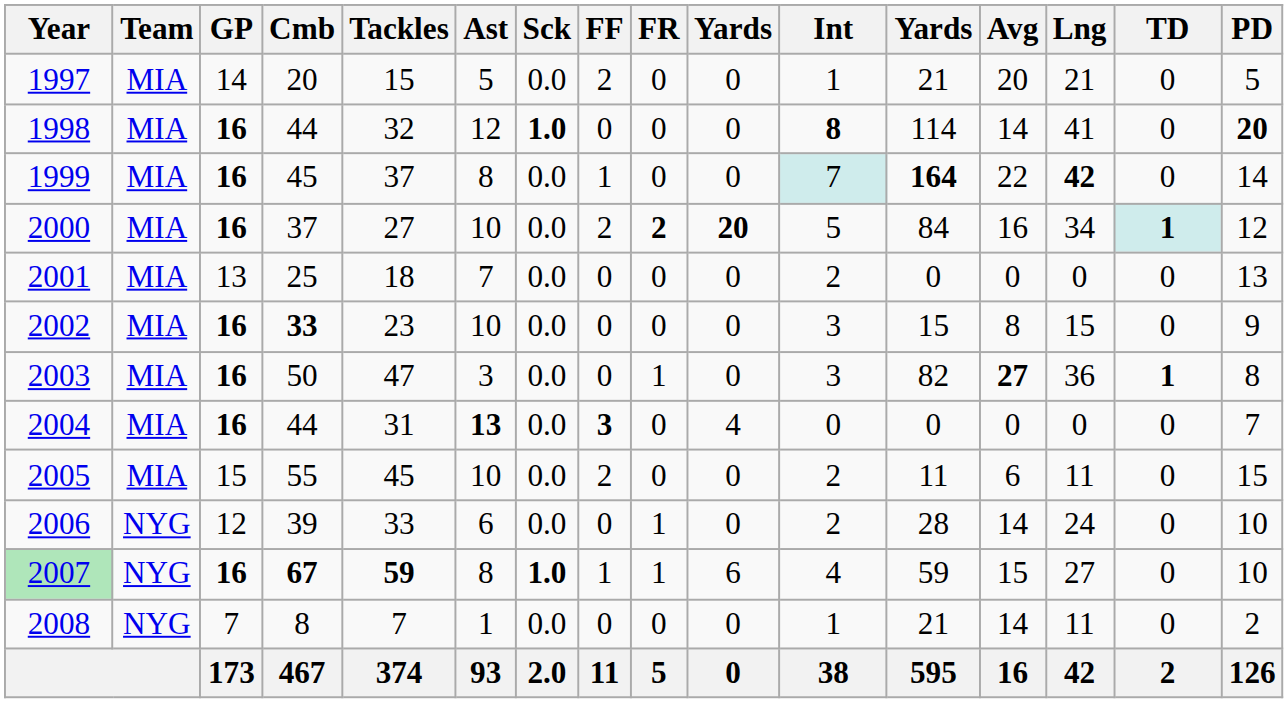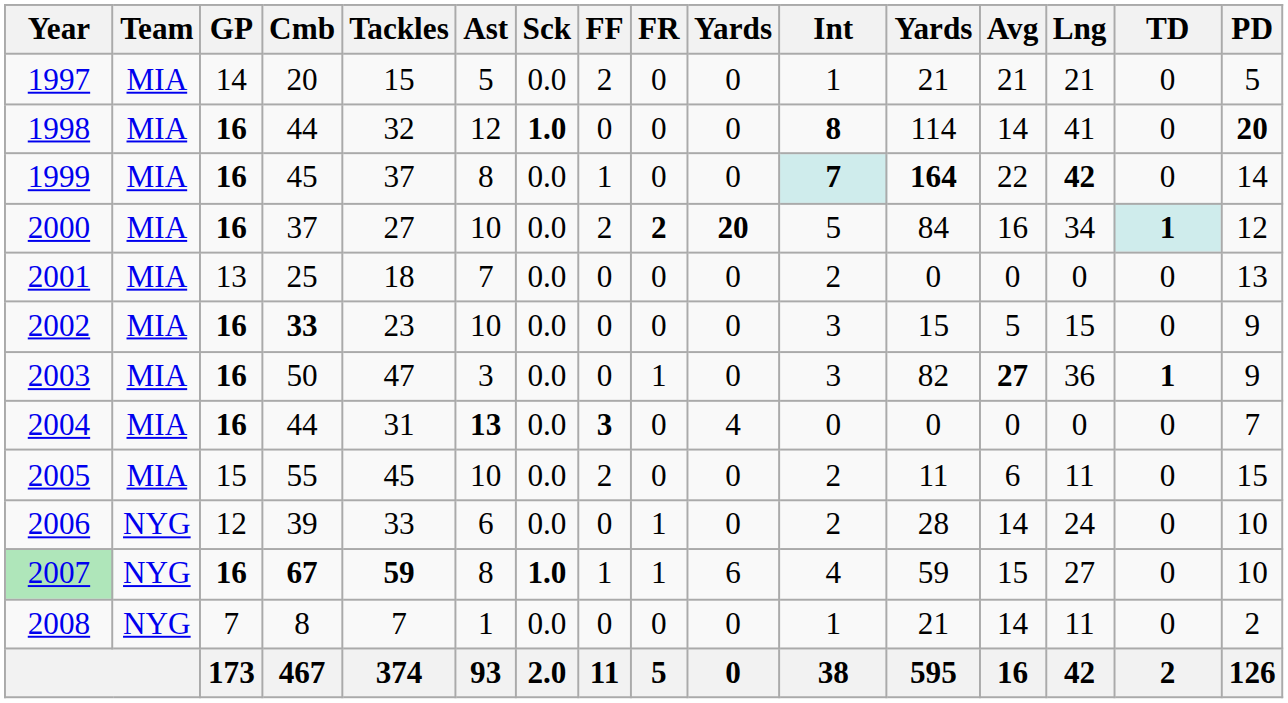(1013, 78) 20 -> (1013, 78) 21
(833, 177) normal -> (833, 177) bold
(1013, 326) 8 -> (1013, 326) 5
(1252, 375) 8 -> (1252, 375) 9
